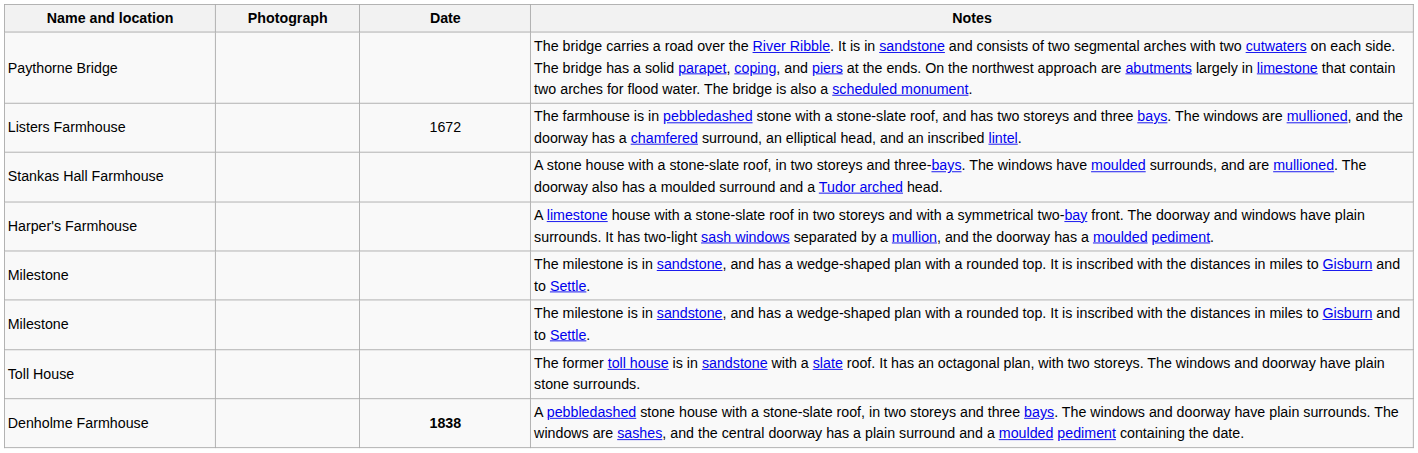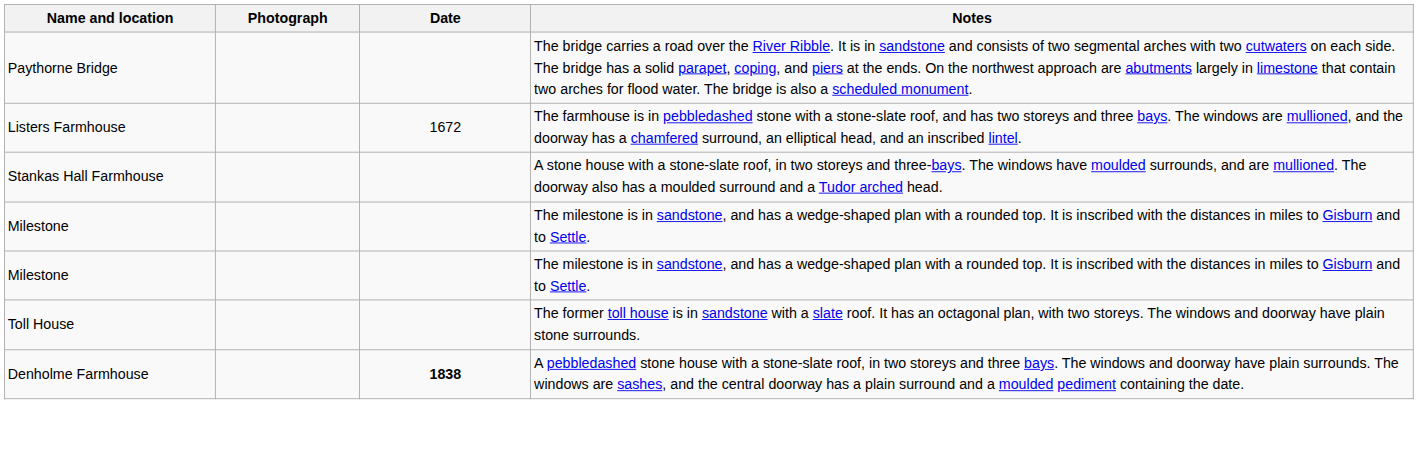- row: (72, 226)
